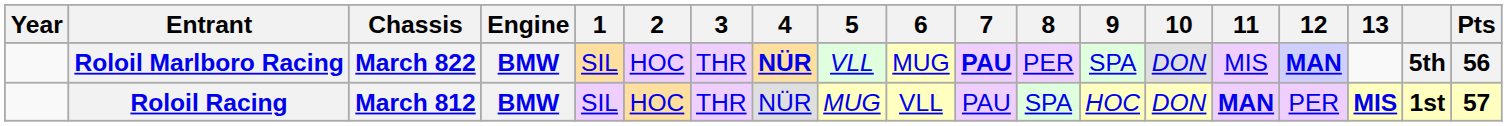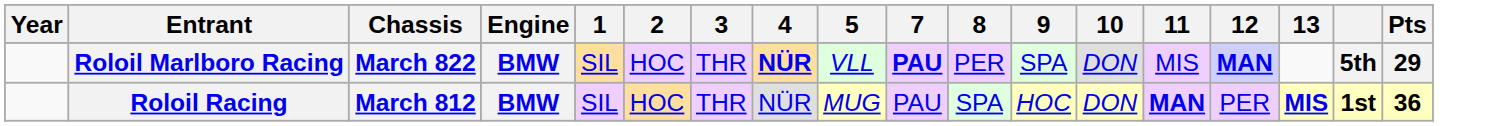- column: (921, 24)
(1477, 63) 56 -> (1408, 63) 29
(1477, 102) 57 -> (1408, 102) 36
